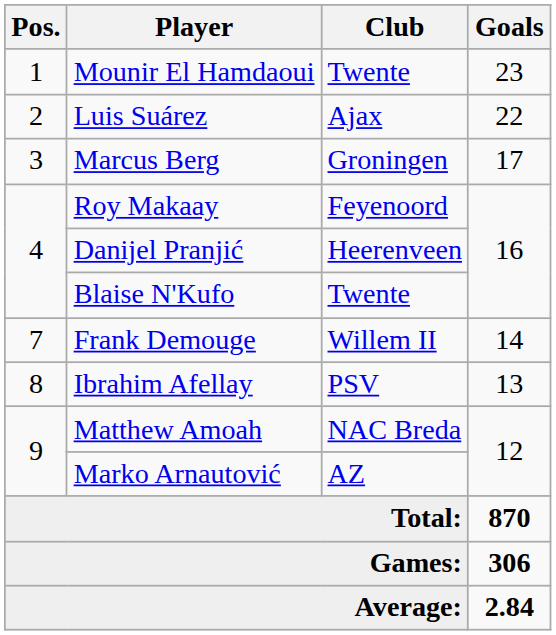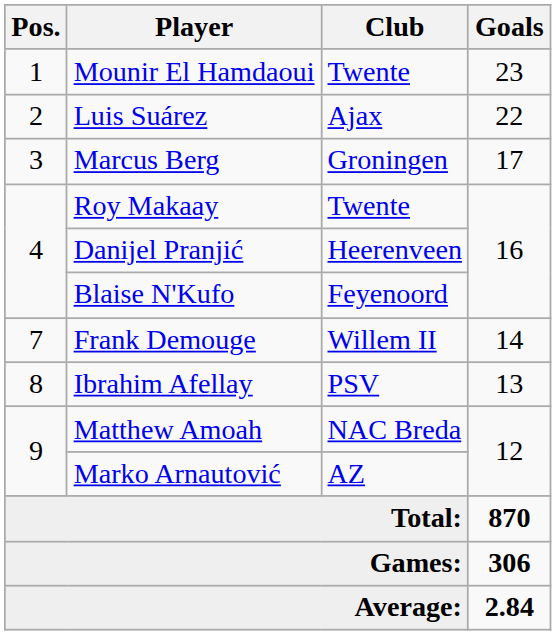(388, 205) Feyenoord -> (369, 205) Twente
(369, 294) Twente -> (388, 294) Feyenoord
